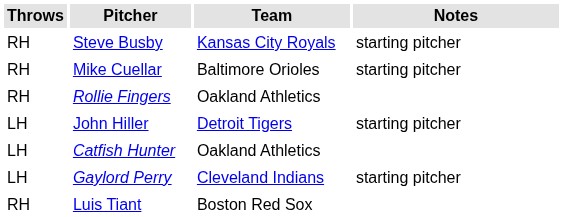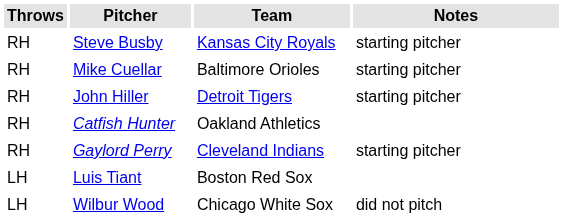- row: (122, 96)
(17, 124) LH -> (19, 96) RH
(17, 150) LH -> (19, 124) RH
(17, 178) LH -> (19, 150) RH
(19, 204) RH -> (17, 178) LH
+ row: (119, 204)
